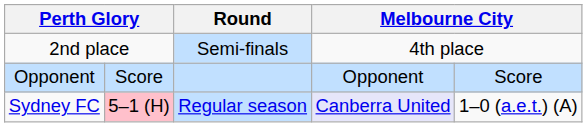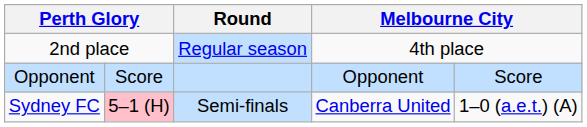(243, 48) Semi-finals -> (243, 48) Regular season
(243, 106) Regular season -> (243, 106) Semi-finals
(383, 106) lavender background -> (383, 106) no background
